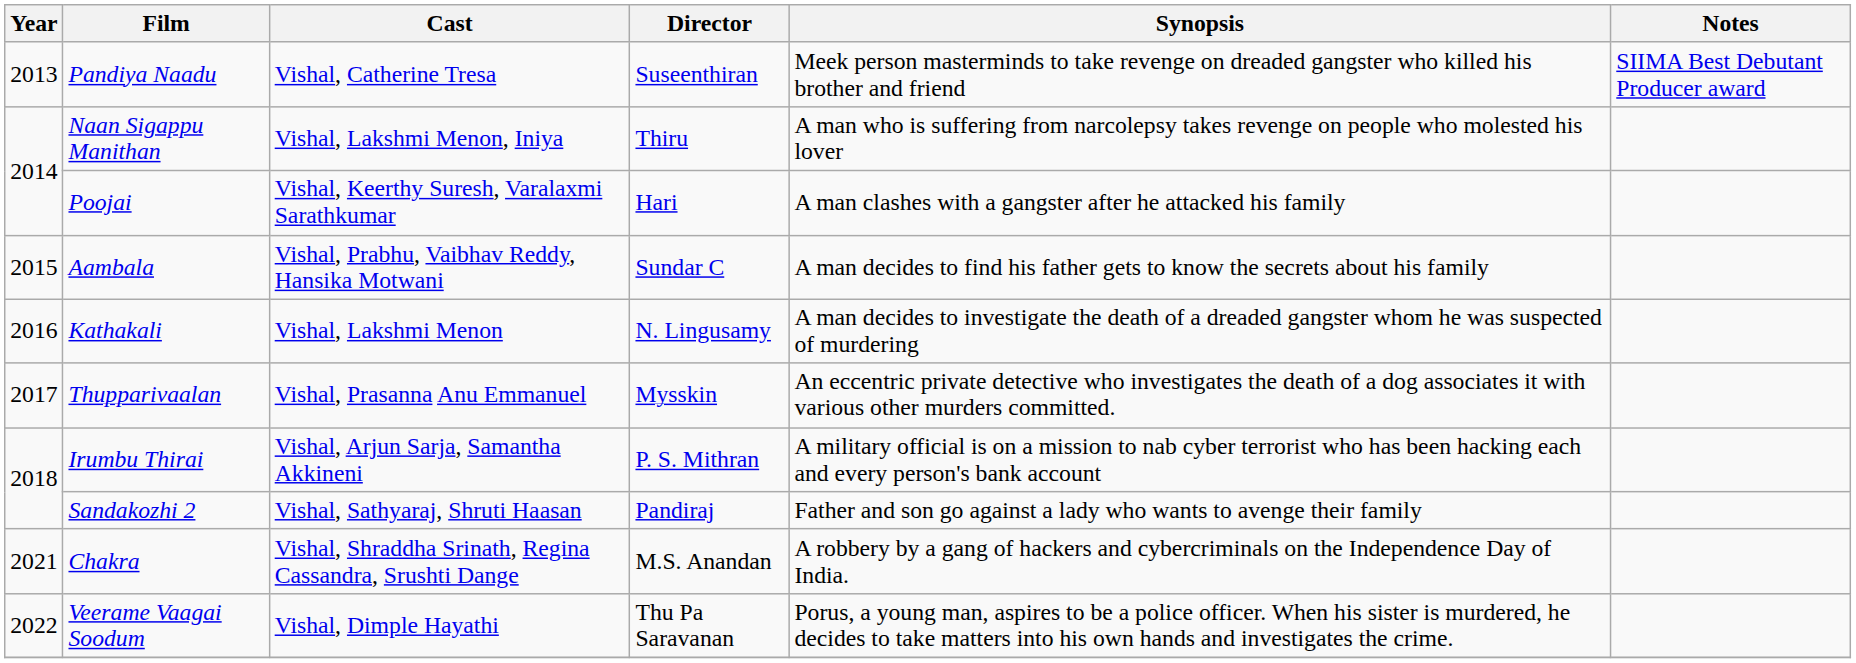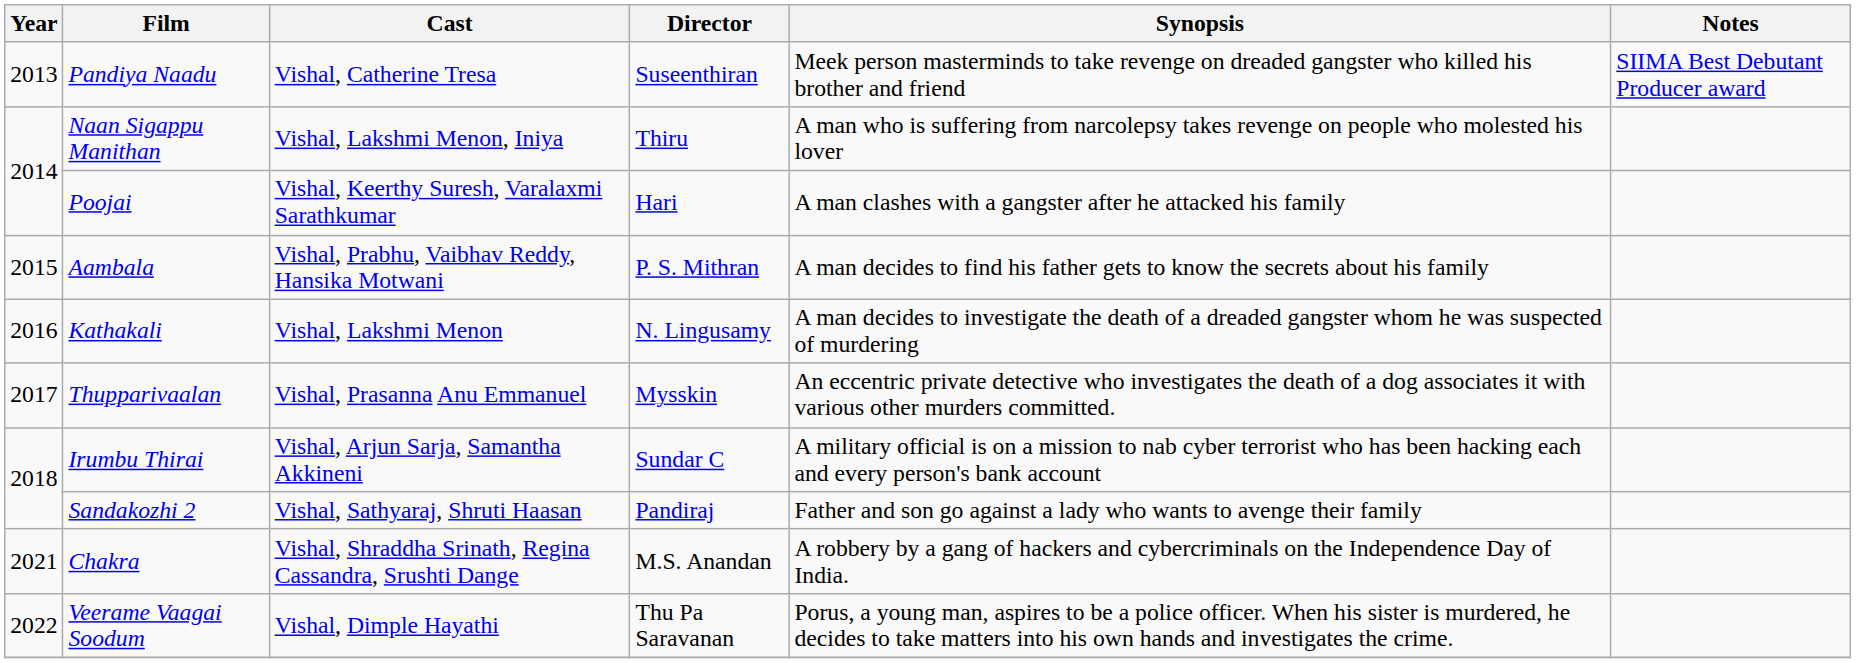(680, 266) Sundar C -> (697, 266) P. S. Mithran
(697, 459) P. S. Mithran -> (680, 459) Sundar C
